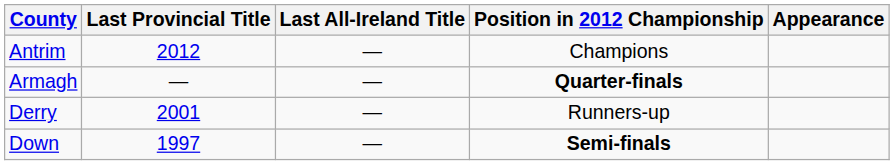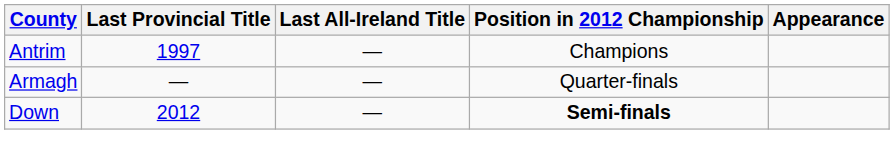(178, 50) 2012 -> (178, 50) 1997
(619, 81) bold -> (619, 81) normal
- row: (33, 112)
(178, 143) 1997 -> (178, 112) 2012
